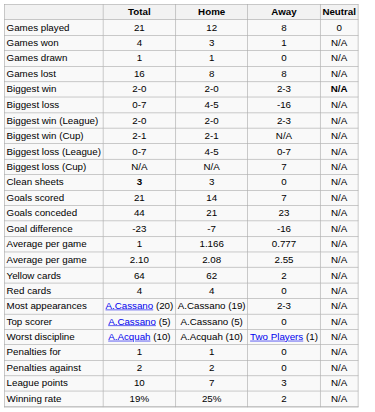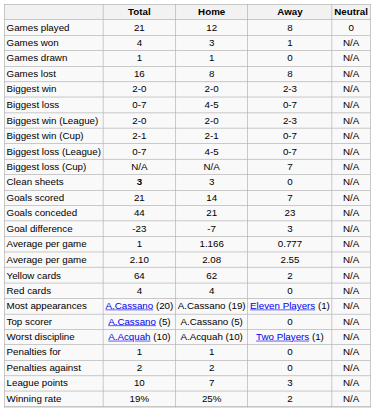(339, 89) bold -> (351, 89) normal
(284, 105) -16 -> (290, 105) 0-7
(284, 136) N/A -> (290, 136) 0-7
(284, 228) -16 -> (290, 228) 3
(284, 306) 2-3 -> (290, 306) Eleven Players (1)
